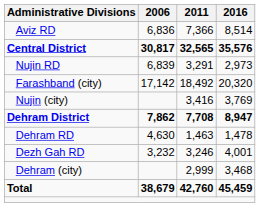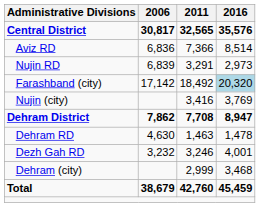rows swapped: (46, 48) <-> (36, 30)
(235, 83) no background -> (235, 83) lightblue background
